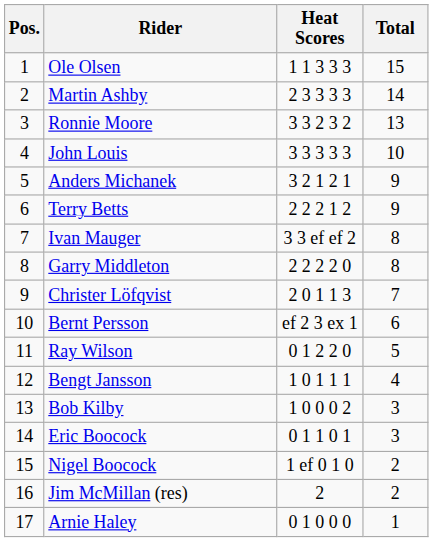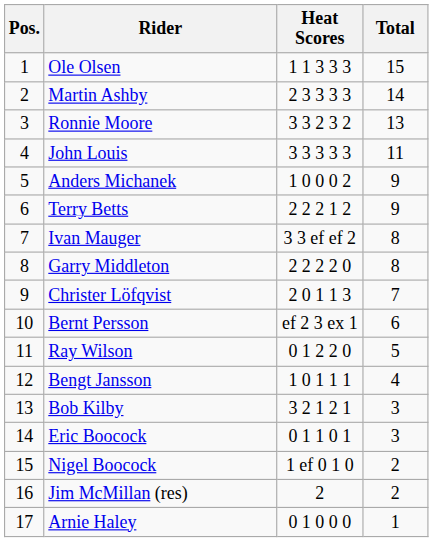(395, 152) 10 -> (395, 152) 11
(320, 180) 3 2 1 2 1 -> (320, 180) 1 0 0 0 2
(320, 408) 1 0 0 0 2 -> (320, 408) 3 2 1 2 1
